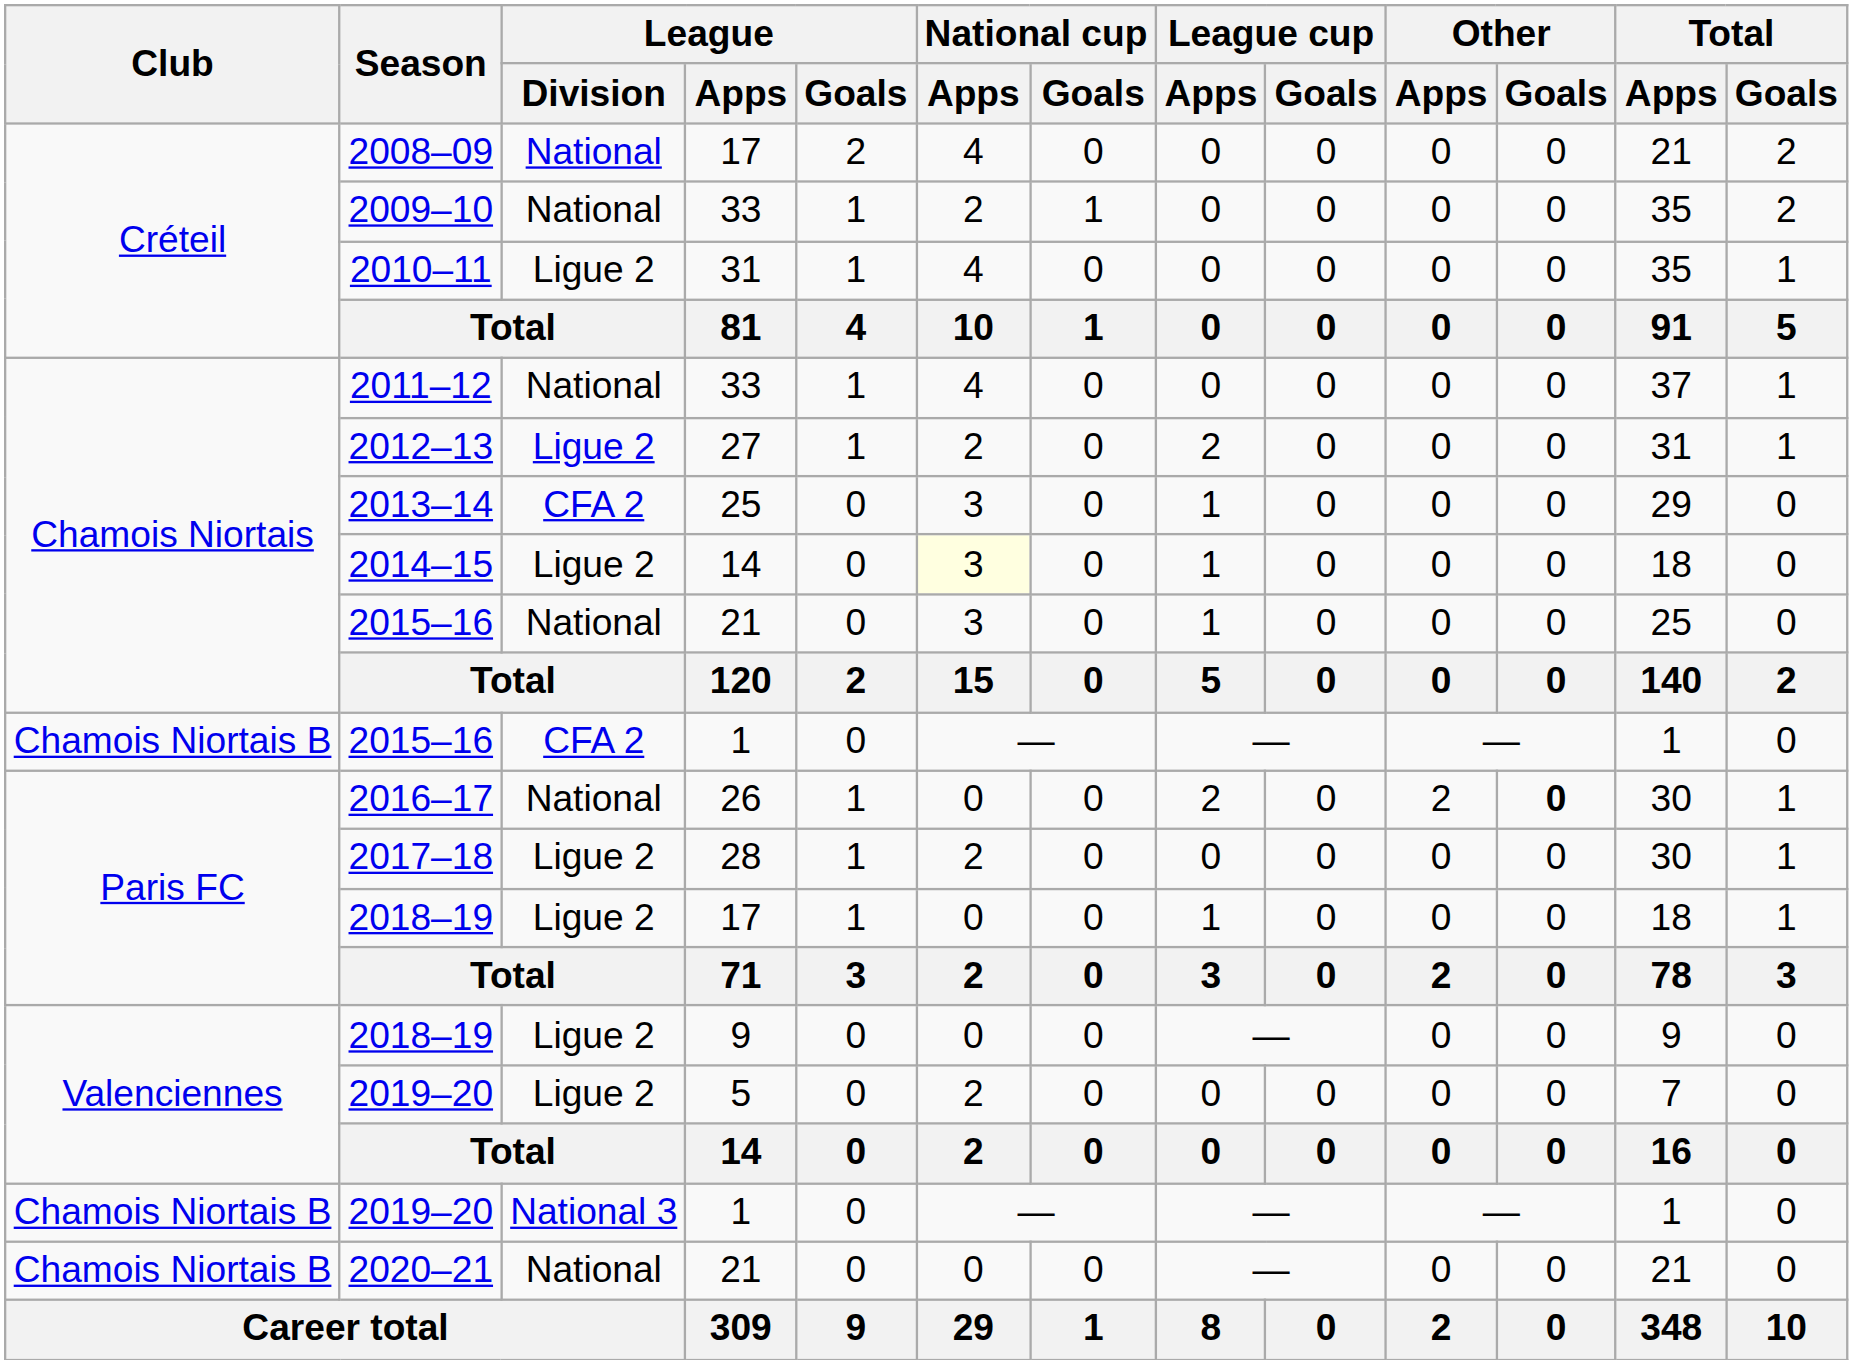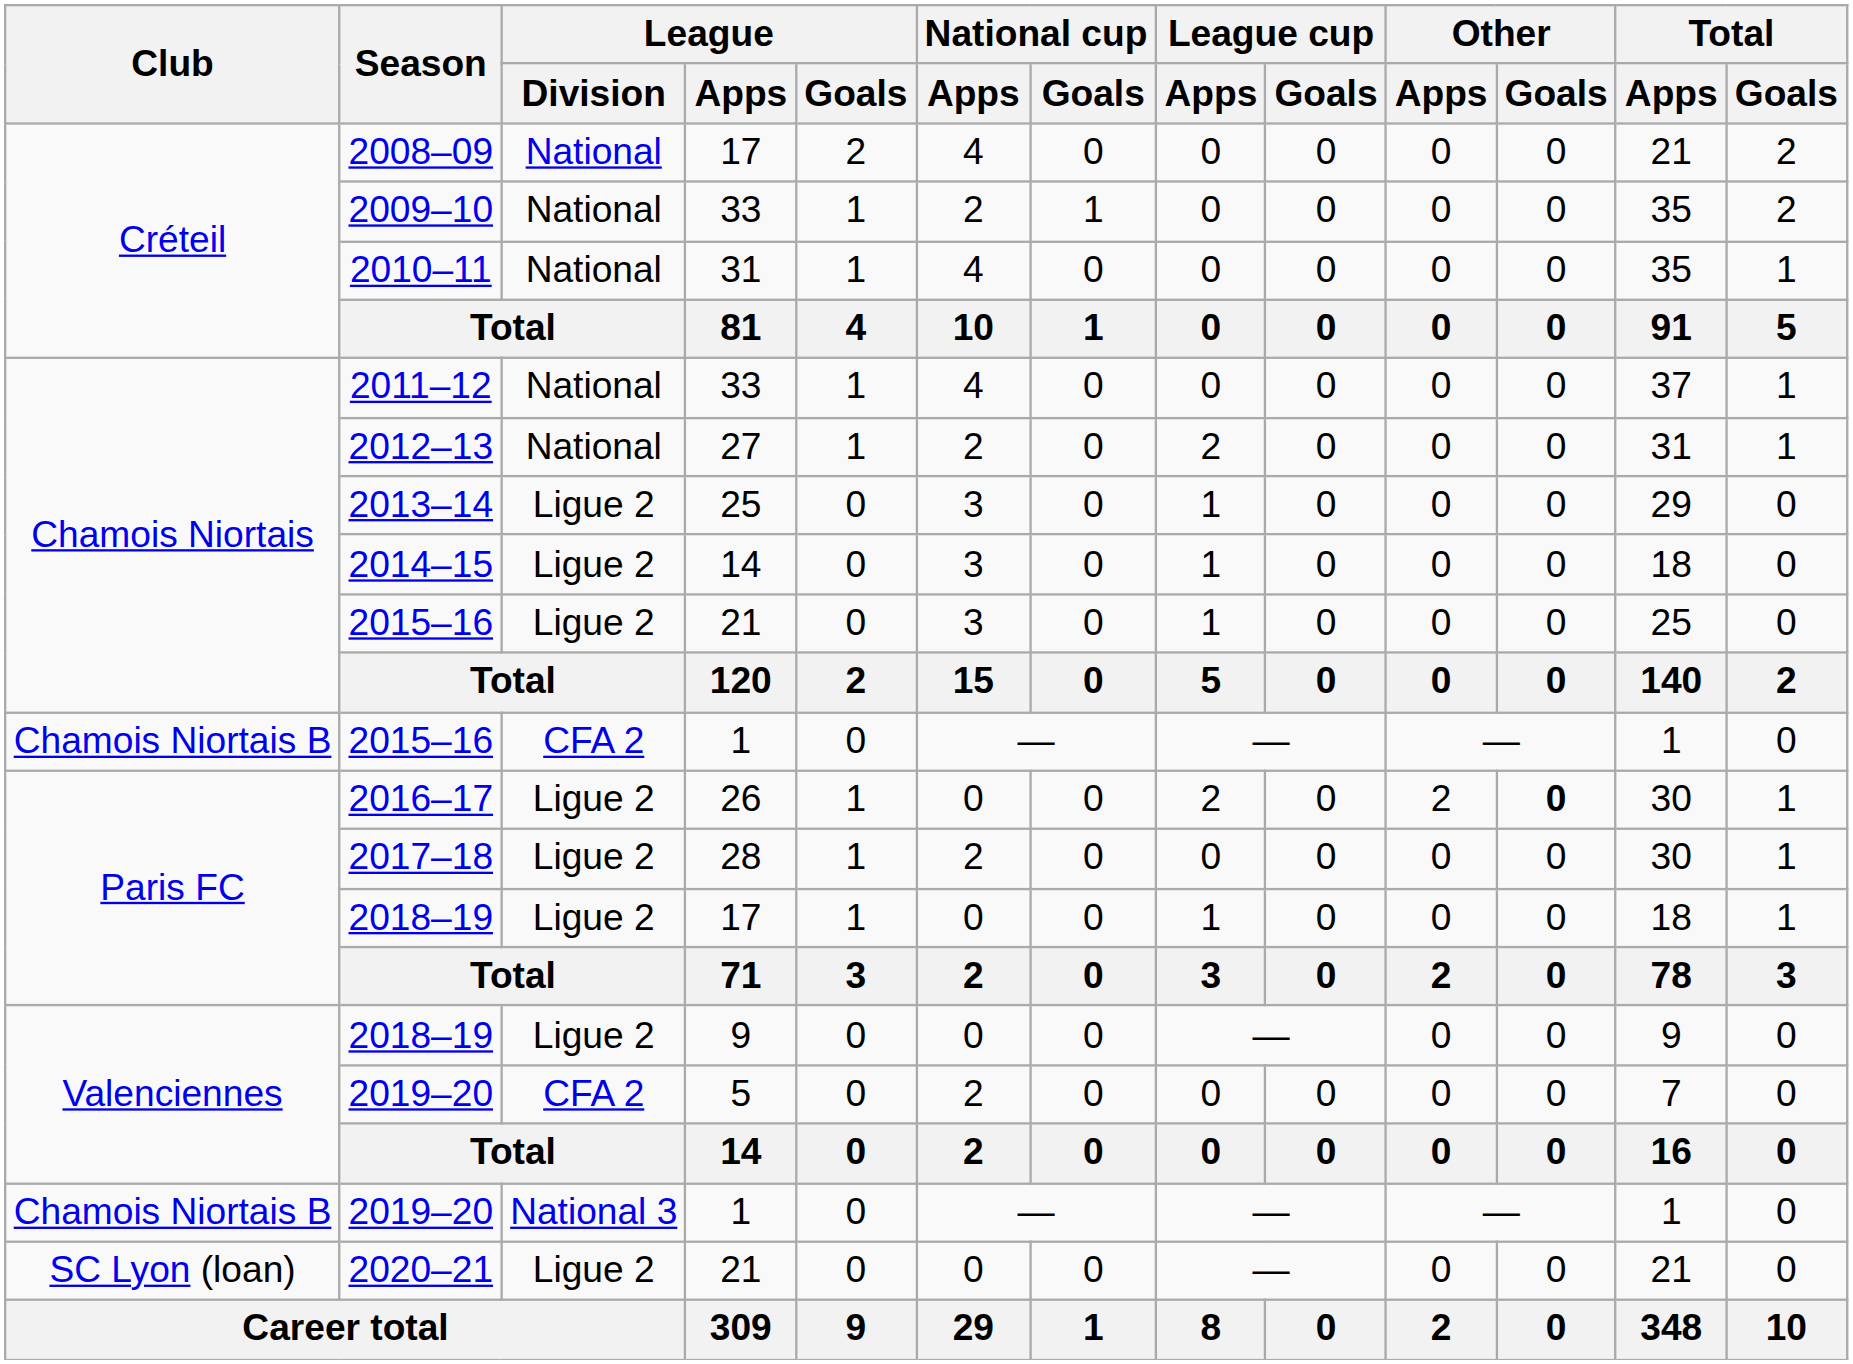(594, 269) Ligue 2 -> (594, 269) National
(594, 446) Ligue 2 -> (594, 446) National
(594, 504) CFA 2 -> (594, 504) Ligue 2
(973, 563) lightyellow background -> (973, 563) no background
(594, 622) National -> (594, 622) Ligue 2
(594, 799) National -> (594, 799) Ligue 2
(594, 1093) Ligue 2 -> (594, 1093) CFA 2
(173, 1270) Chamois Niortais B -> (173, 1270) SC Lyon (loan)
(594, 1270) National -> (594, 1270) Ligue 2
